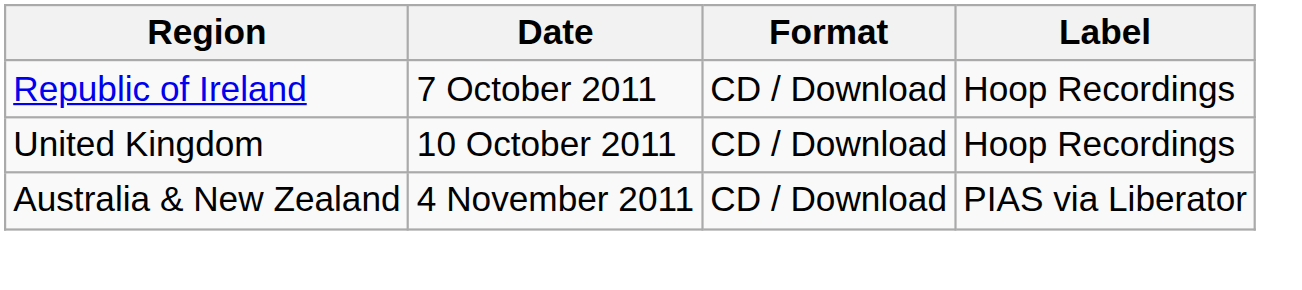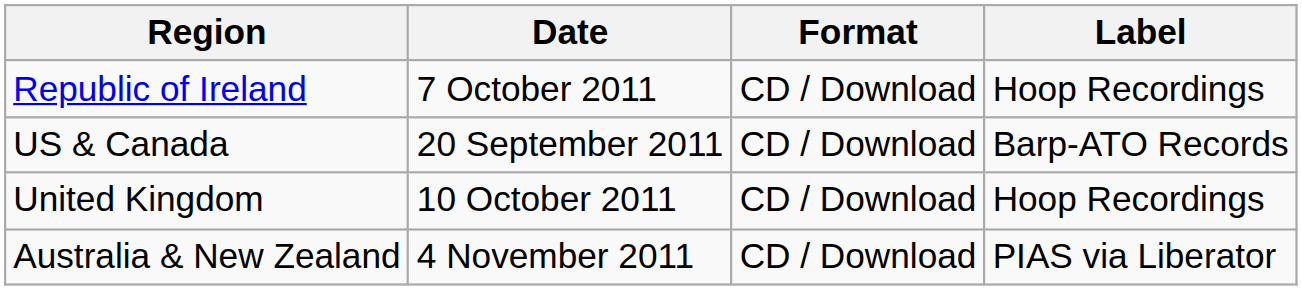+ row: (121, 144)
